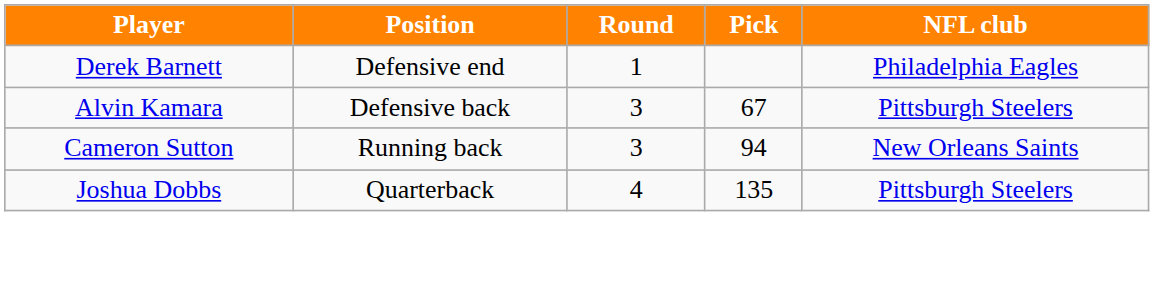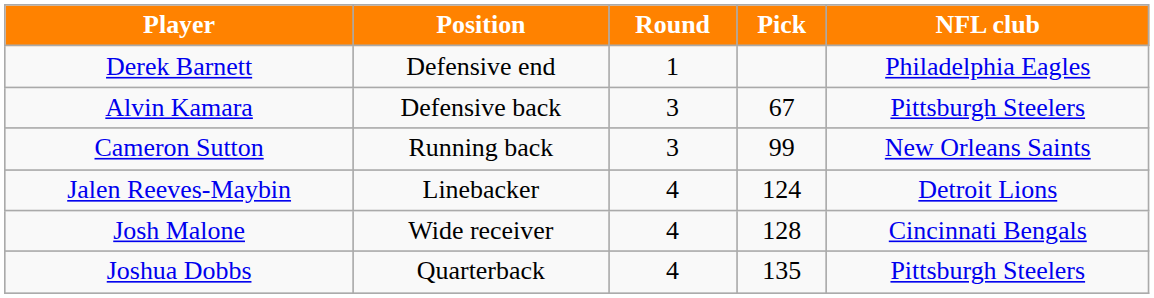(754, 148) 94 -> (782, 148) 99
+ row: (179, 189)
+ row: (179, 230)
